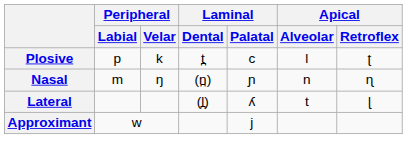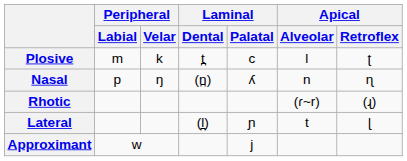(117, 58) p -> (117, 58) m
(117, 79) m -> (117, 79) p
(252, 79) ɲ -> (252, 79) ʎ
+ row: (49, 101)
(252, 101) ʎ -> (252, 123) ɲ
